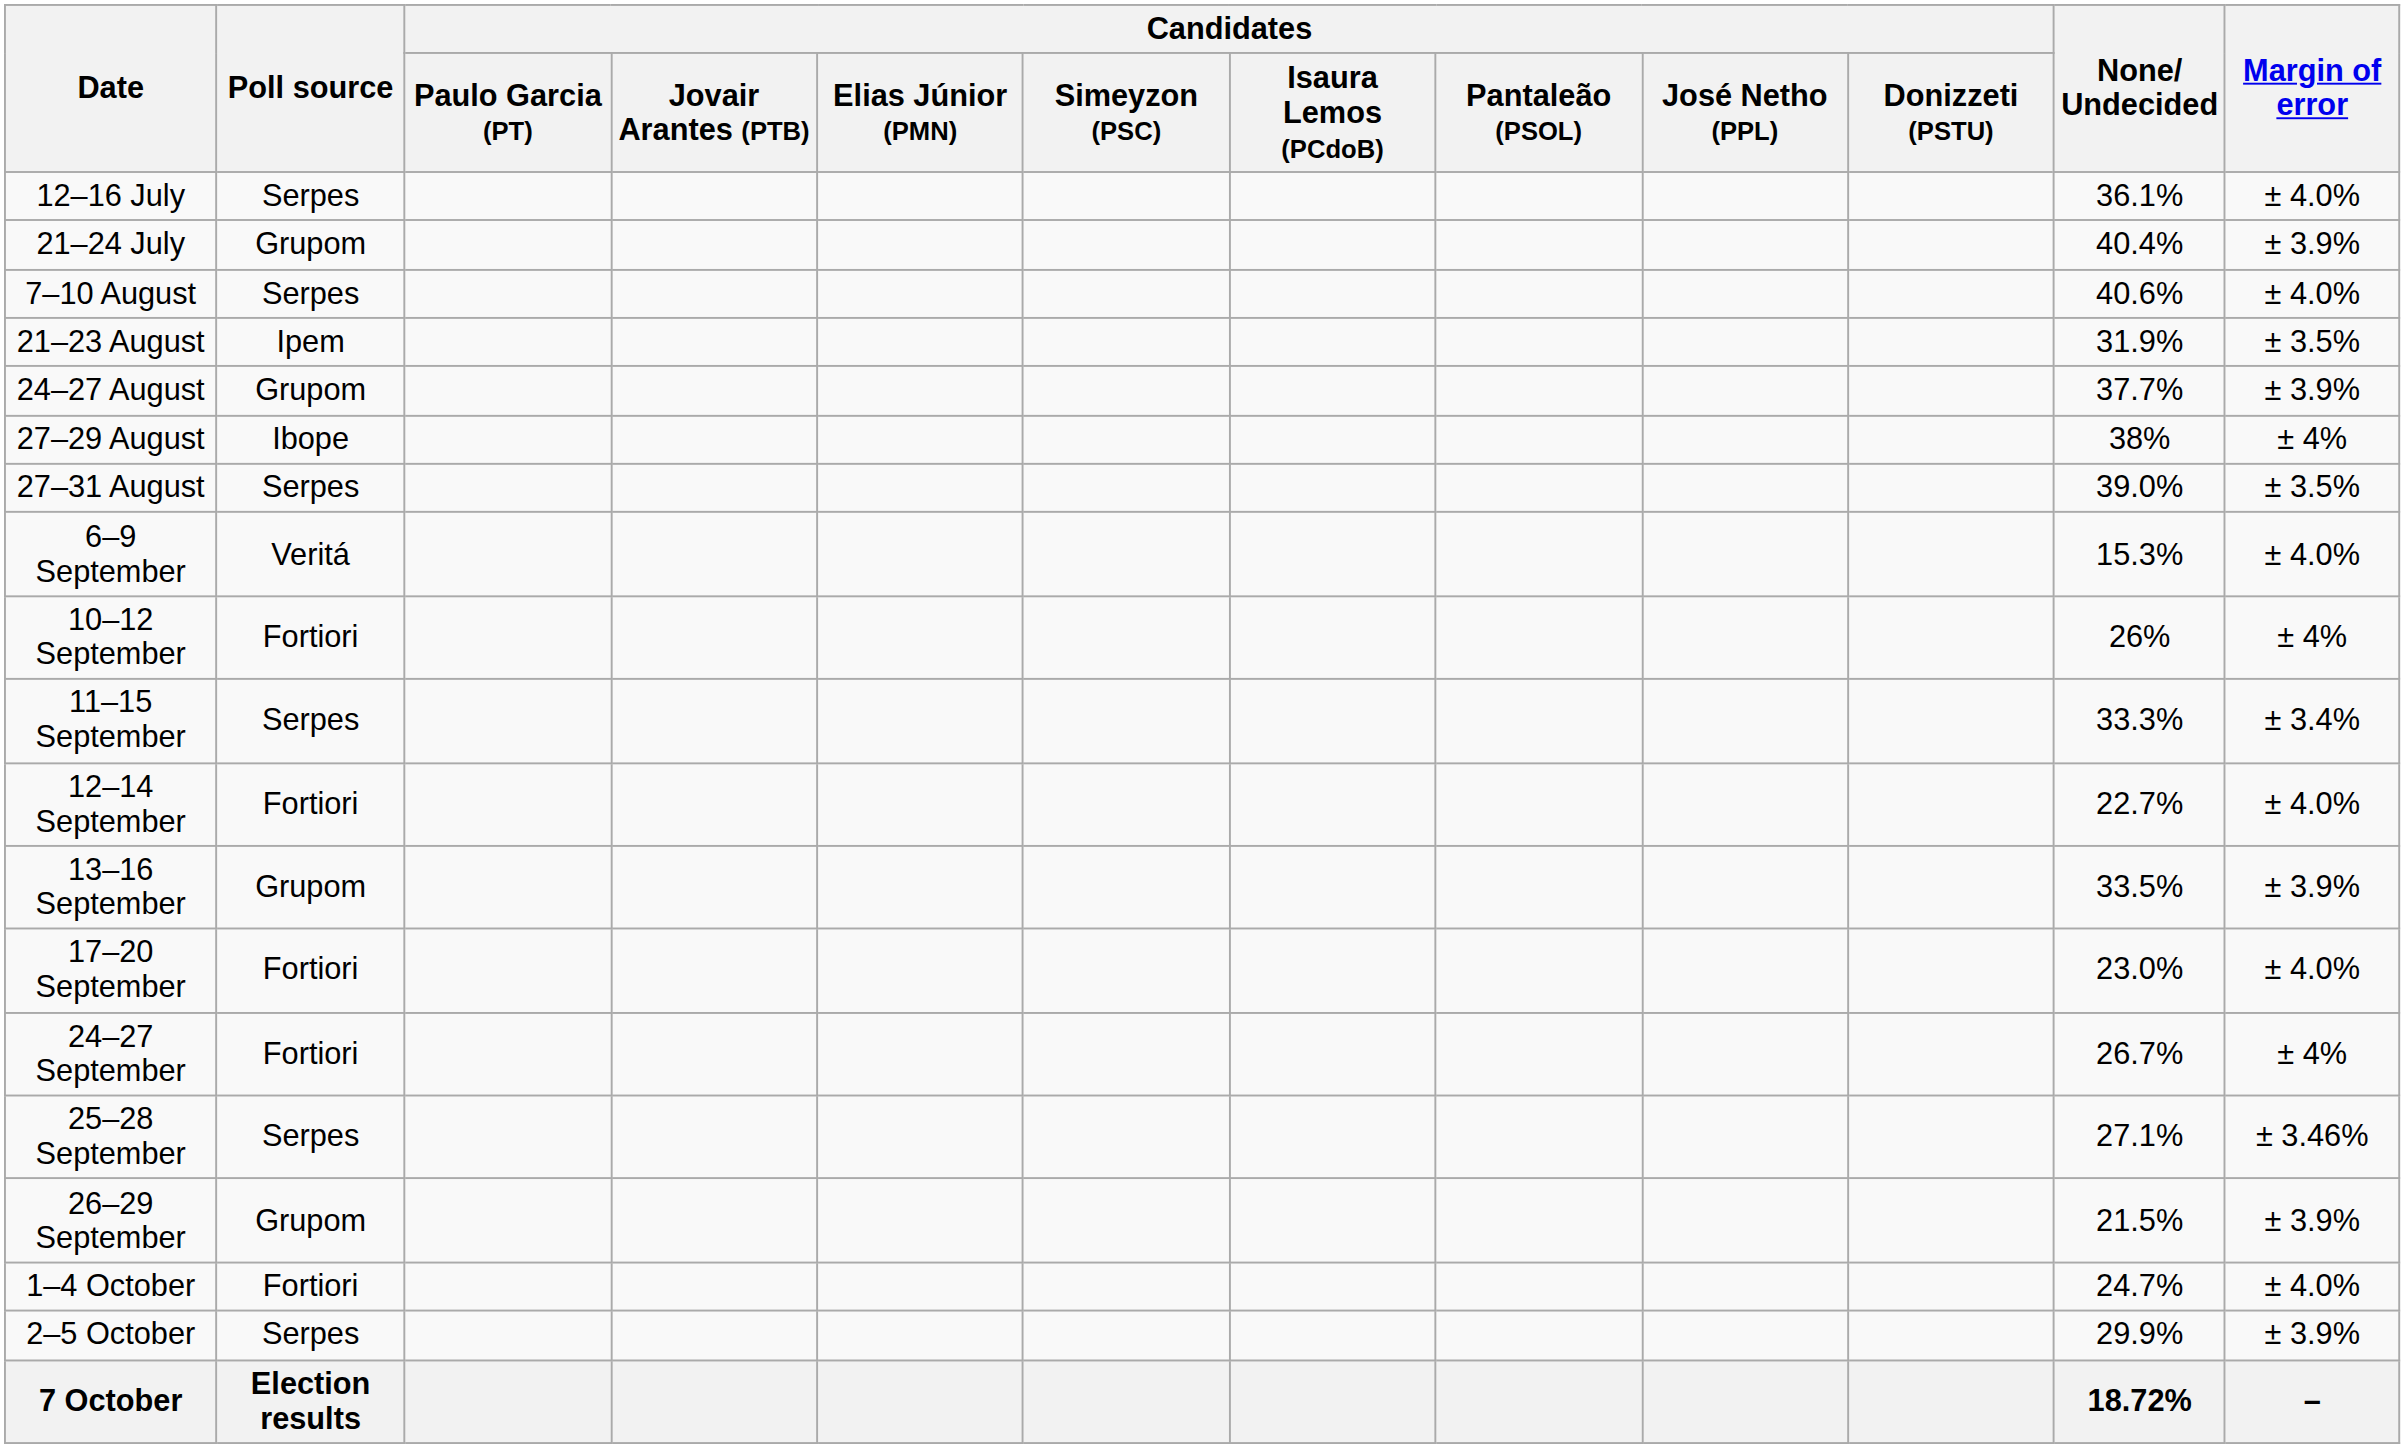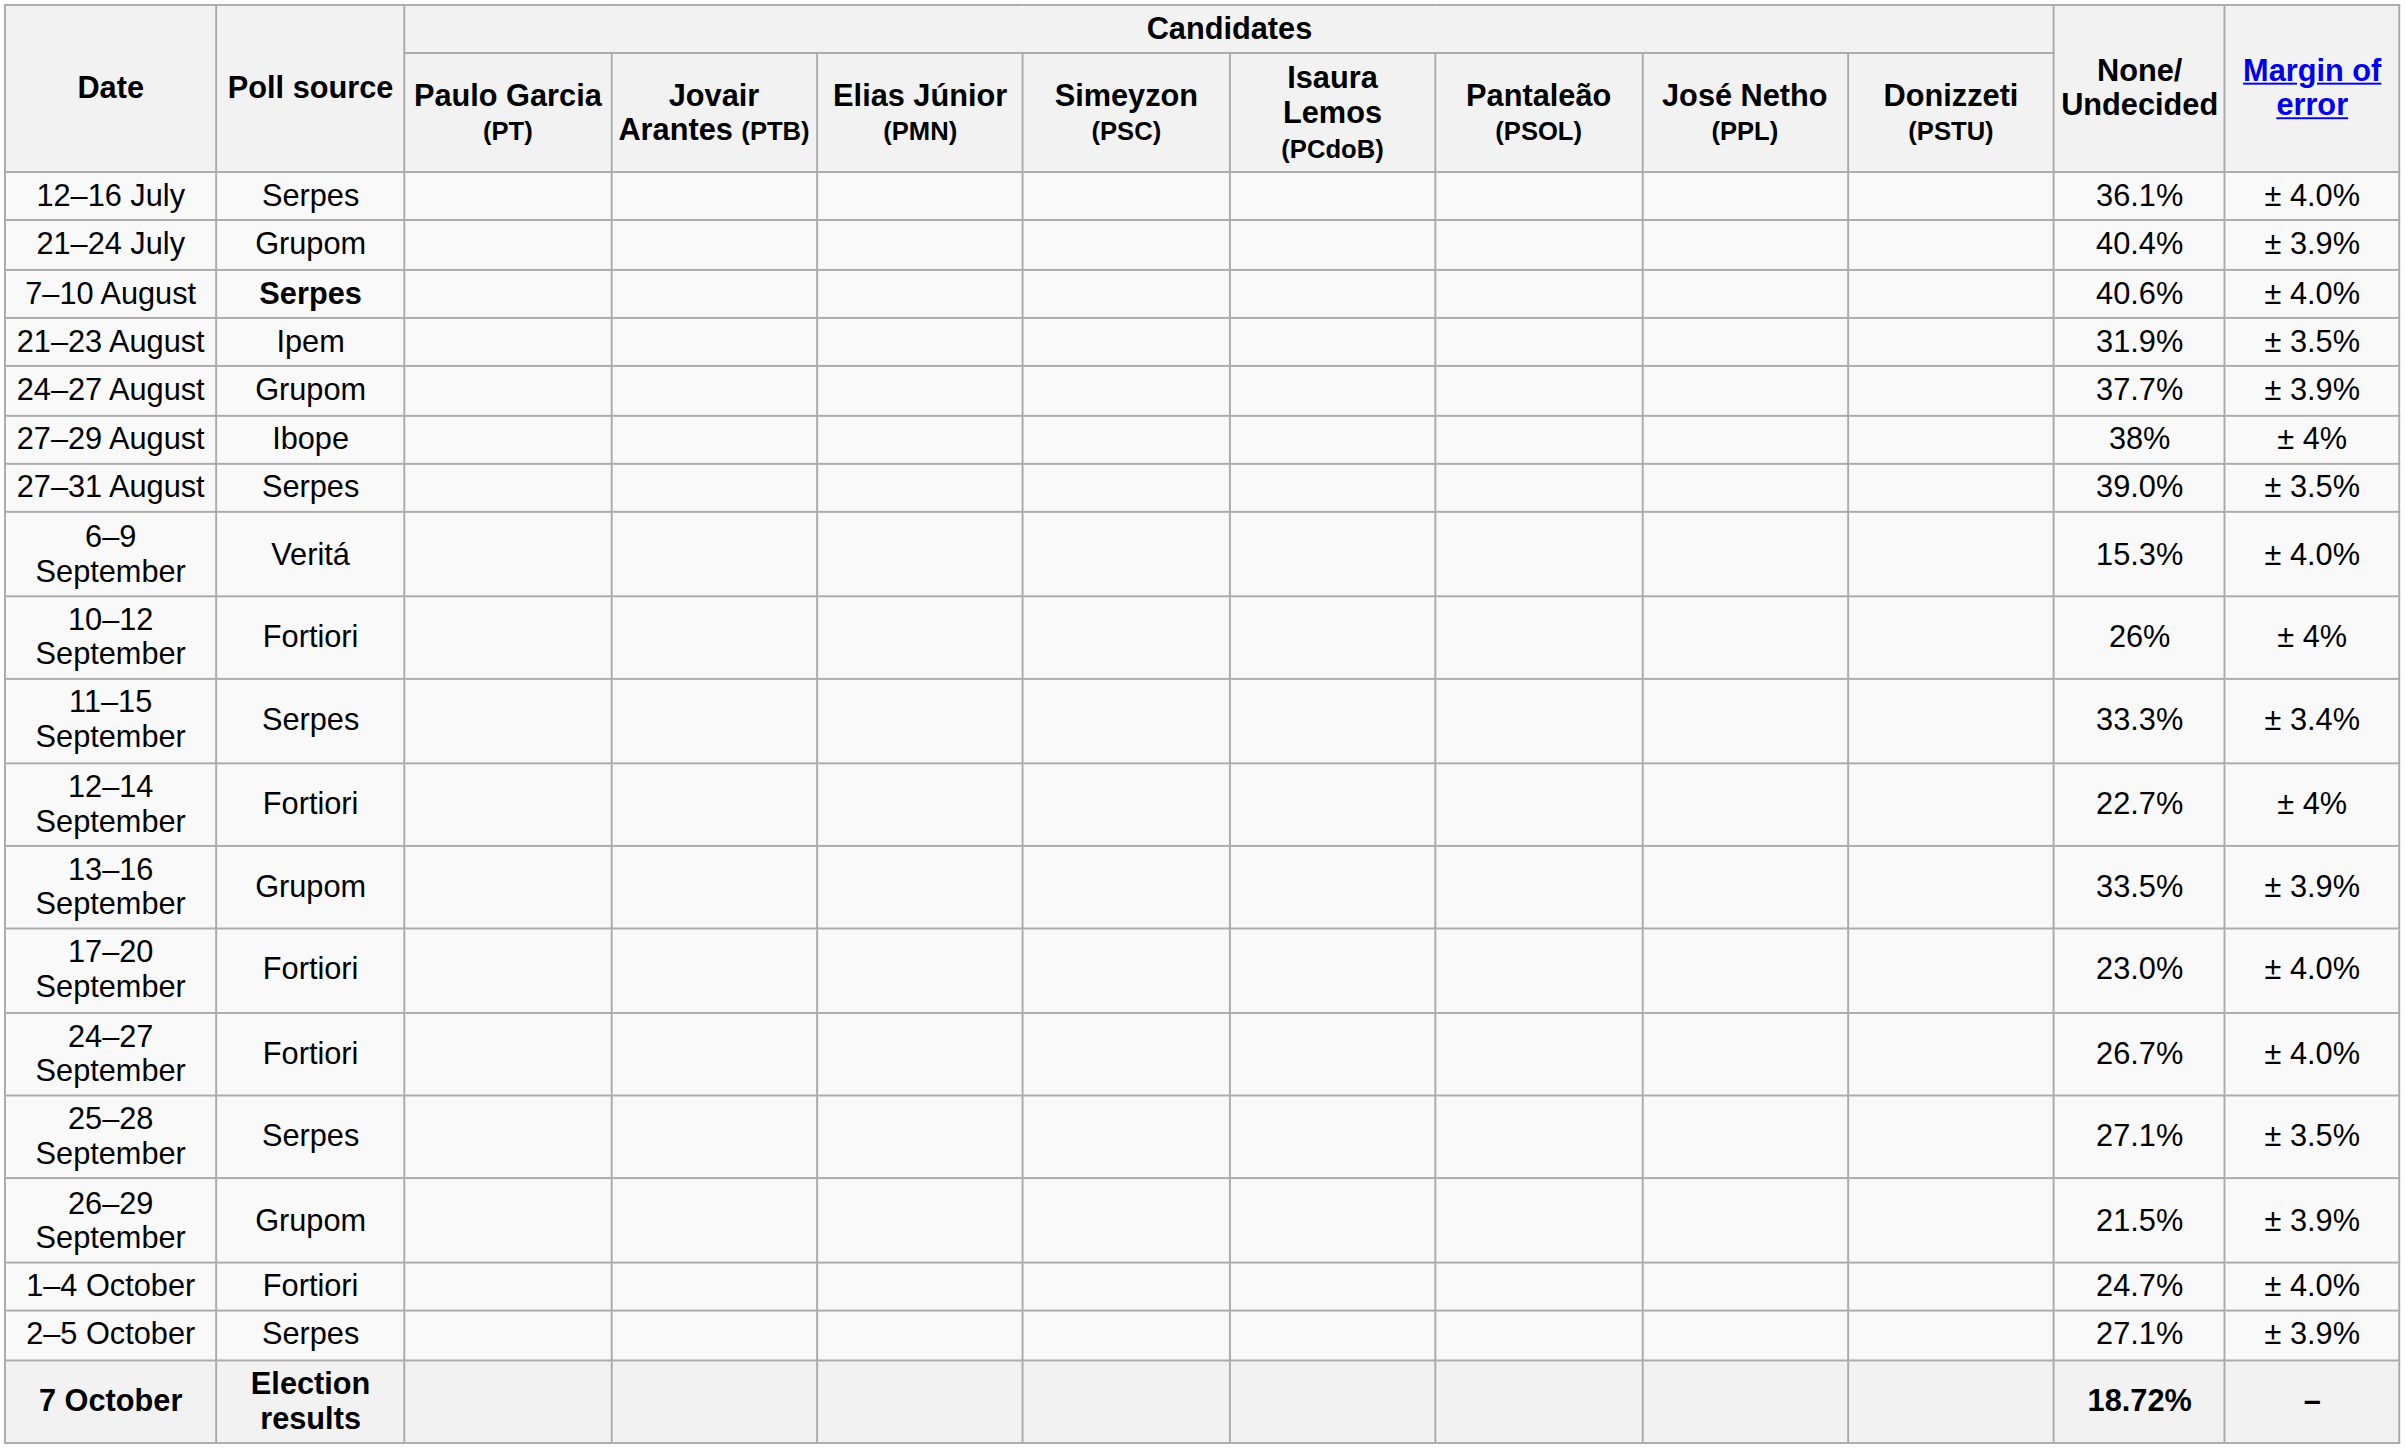(311, 292) normal -> (311, 292) bold
(2312, 803) ± 4.0% -> (2312, 803) ± 4%
(2312, 1053) ± 4% -> (2312, 1053) ± 4.0%
(2312, 1136) ± 3.46% -> (2312, 1136) ± 3.5%
(2140, 1334) 29.9% -> (2140, 1334) 27.1%
